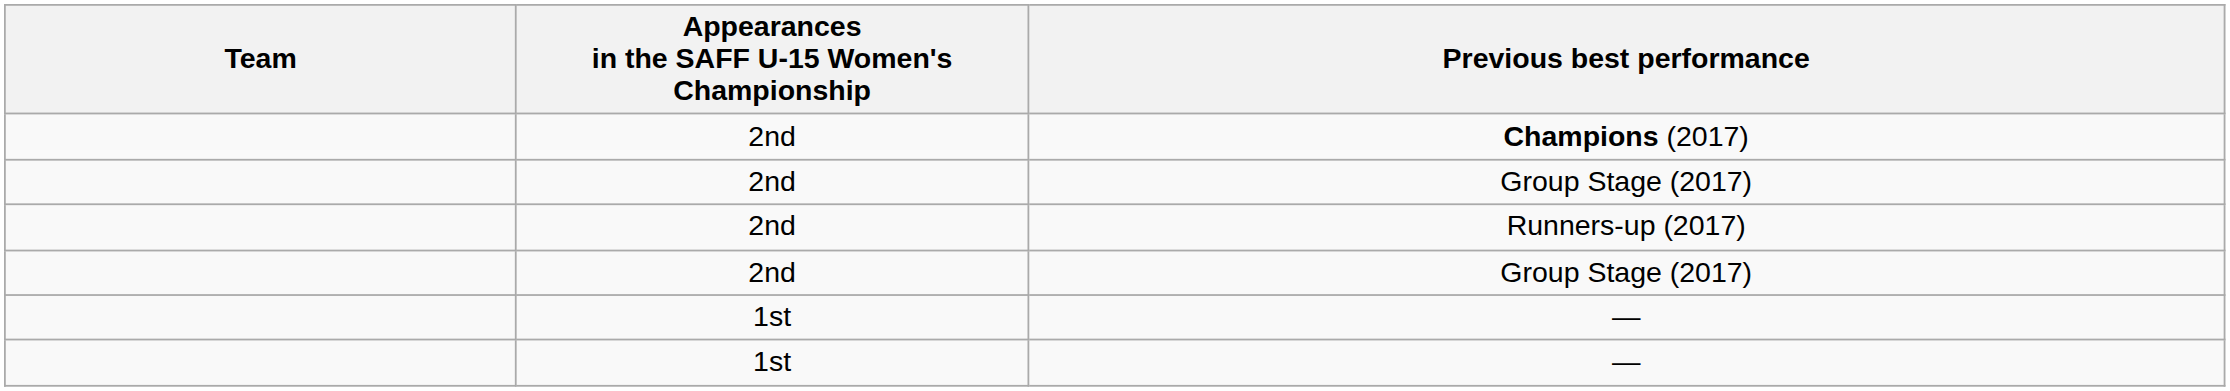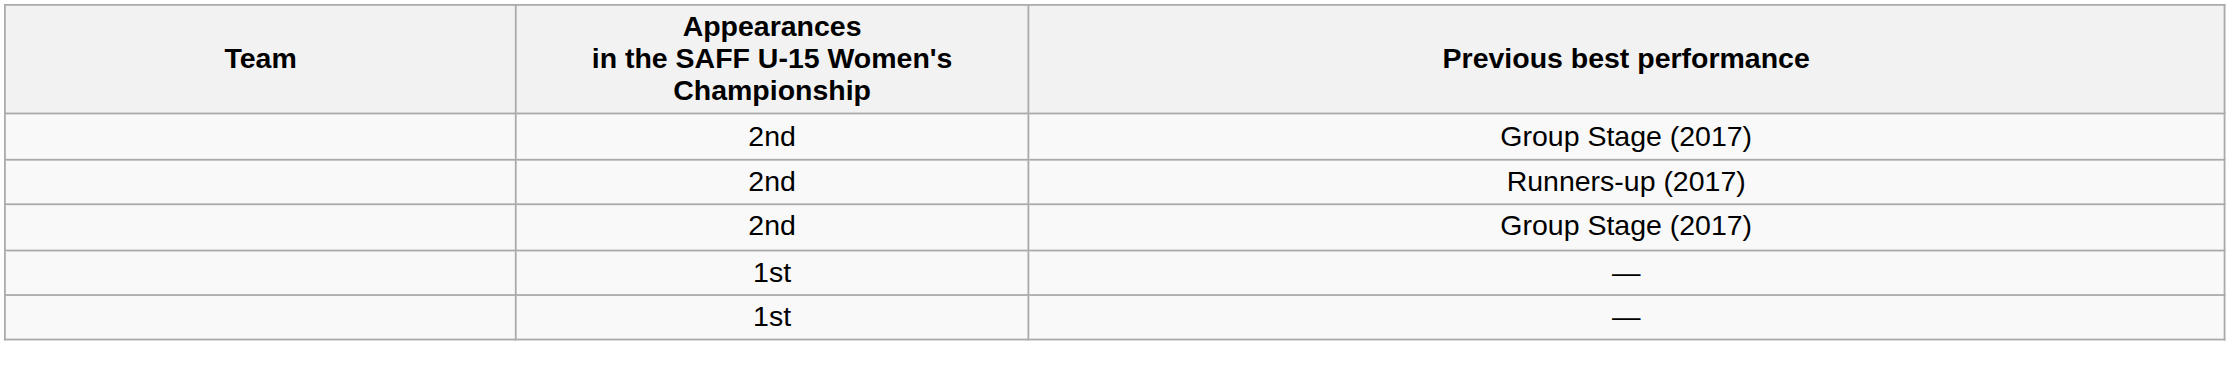- row: (772, 136)
